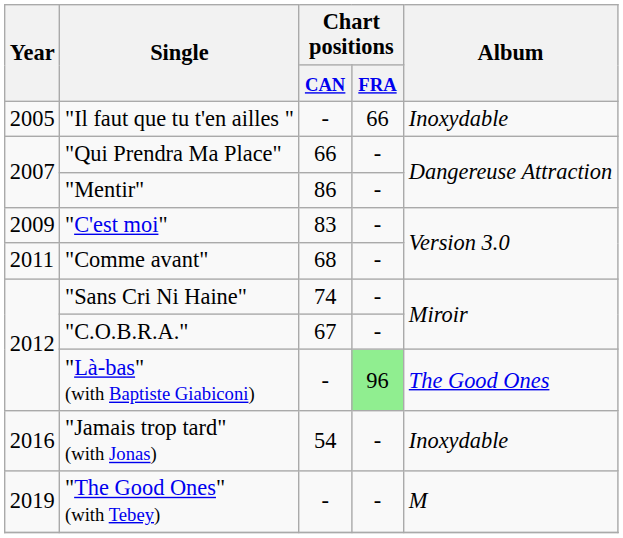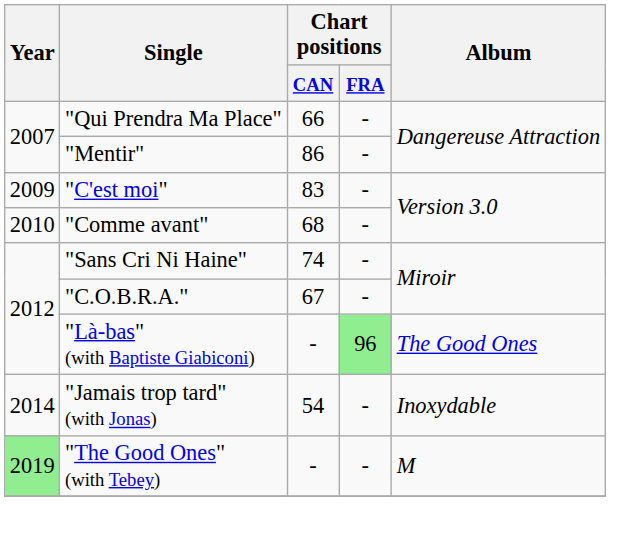- row: (179, 118)
(32, 260) 2011 -> (32, 225) 2010
(32, 440) 2016 -> (32, 404) 2014
(32, 501) no background -> (32, 465) lightgreen background
